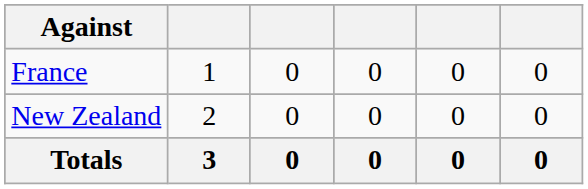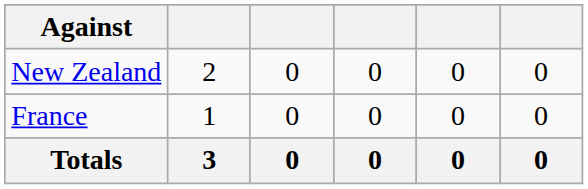rows swapped: (49, 71) <-> (86, 115)
